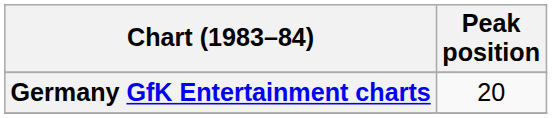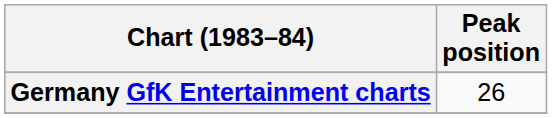(491, 92) 20 -> (491, 92) 26
